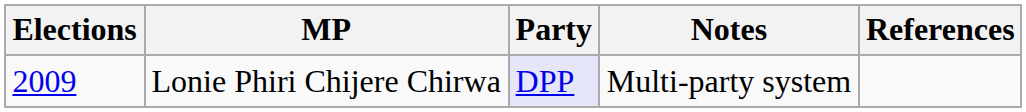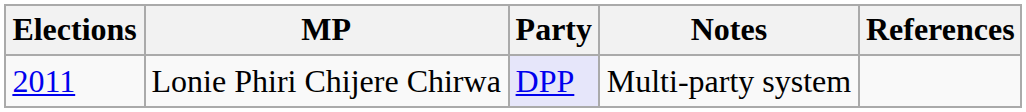(44, 80) 2009 -> (44, 80) 2011
